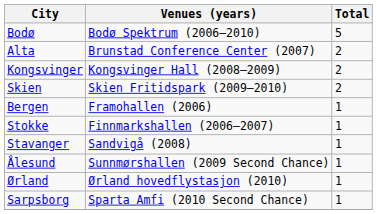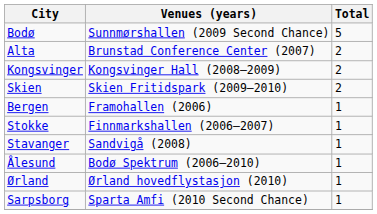(174, 32) Bodø Spektrum (2006—2010) -> (209, 32) Sunnmørshallen (2009 Second Chance)
(209, 163) Sunnmørshallen (2009 Second Chance) -> (174, 163) Bodø Spektrum (2006—2010)
